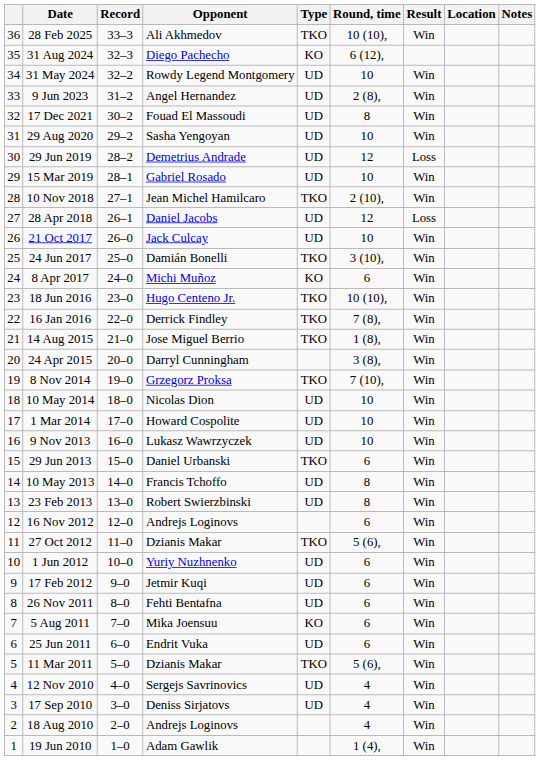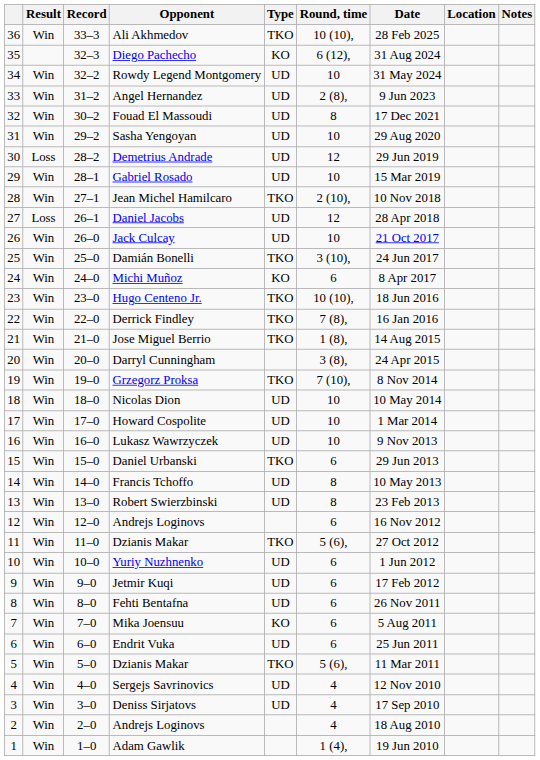columns swapped: (424, 14) <-> (60, 14)
